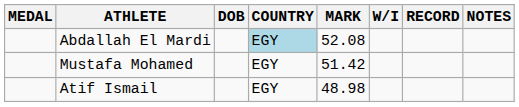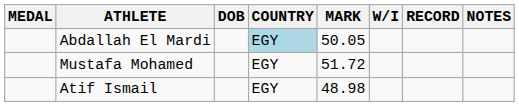(343, 41) 52.08 -> (343, 41) 50.05
(343, 65) 51.42 -> (343, 65) 51.72
